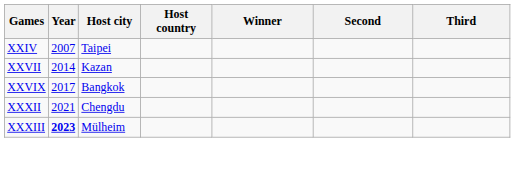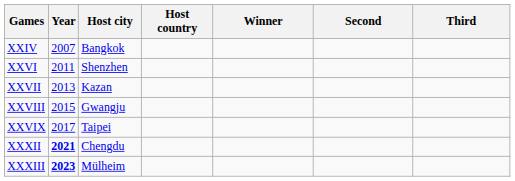(96, 48) Taipei -> (103, 48) Bangkok
+ row: (22, 68)
(63, 68) 2014 -> (63, 87) 2013
+ row: (26, 107)
(103, 87) Bangkok -> (96, 127) Taipei
(63, 107) normal -> (63, 147) bold
